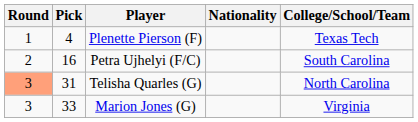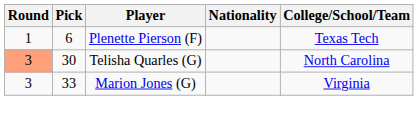(69, 38) 4 -> (69, 38) 6
- row: (145, 60)
(69, 83) 31 -> (69, 60) 30
